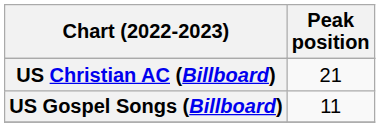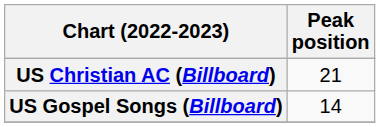(331, 106) 11 -> (331, 106) 14
